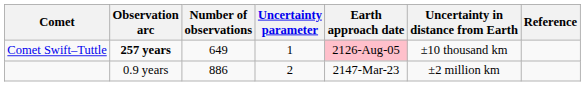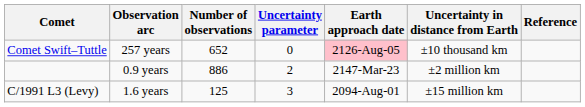(146, 50) bold -> (146, 50) normal
(218, 50) 649 -> (218, 50) 652
(290, 50) 1 -> (290, 50) 0
+ row: (53, 91)
